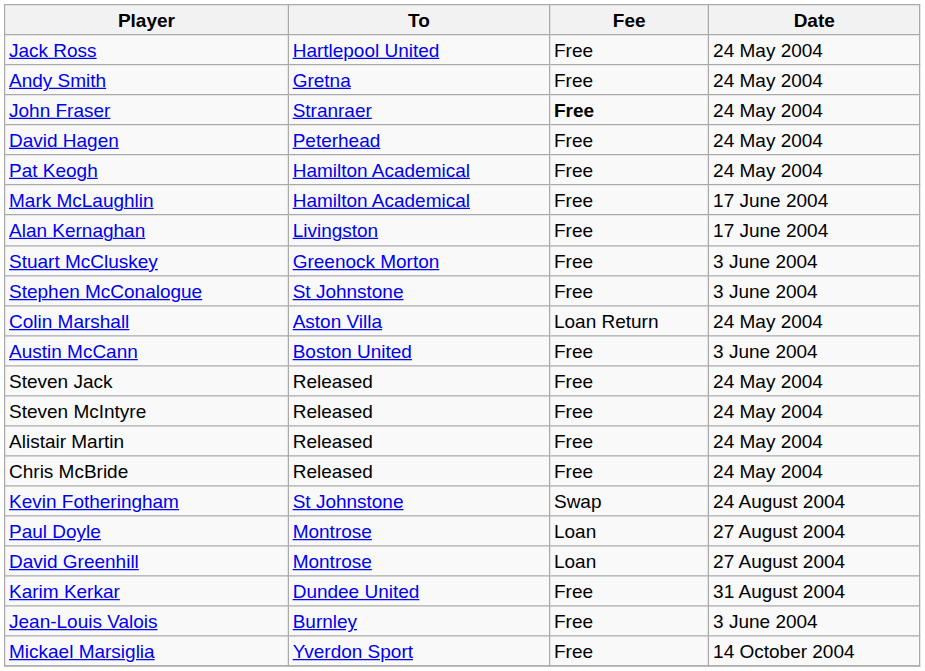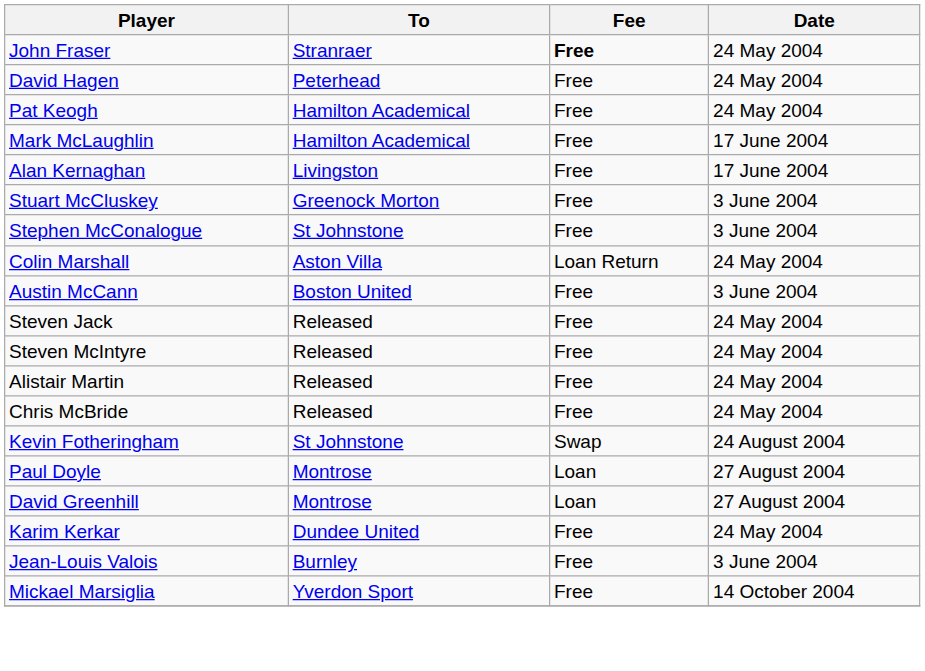- row: (53, 50)
- row: (58, 80)
(779, 591) 31 August 2004 -> (768, 531) 24 May 2004
